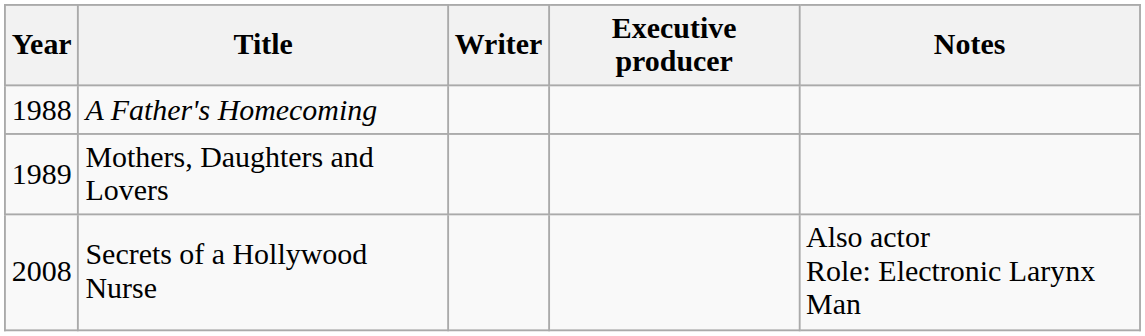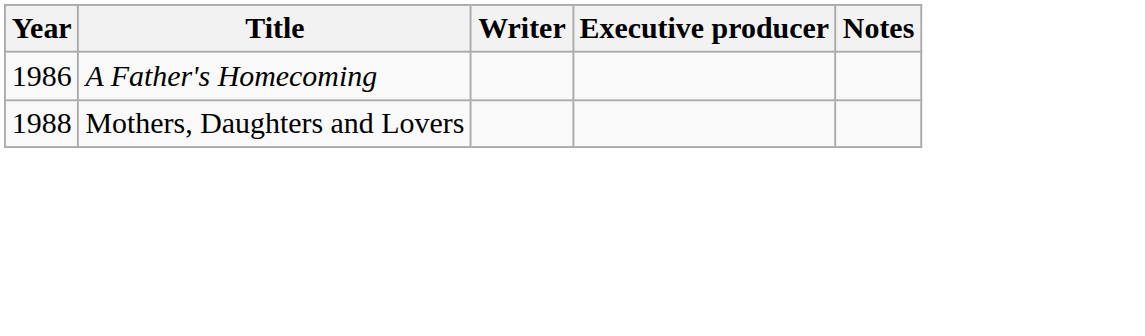(42, 109) 1988 -> (42, 75) 1986
(42, 173) 1989 -> (42, 123) 1988
- row: (226, 271)
